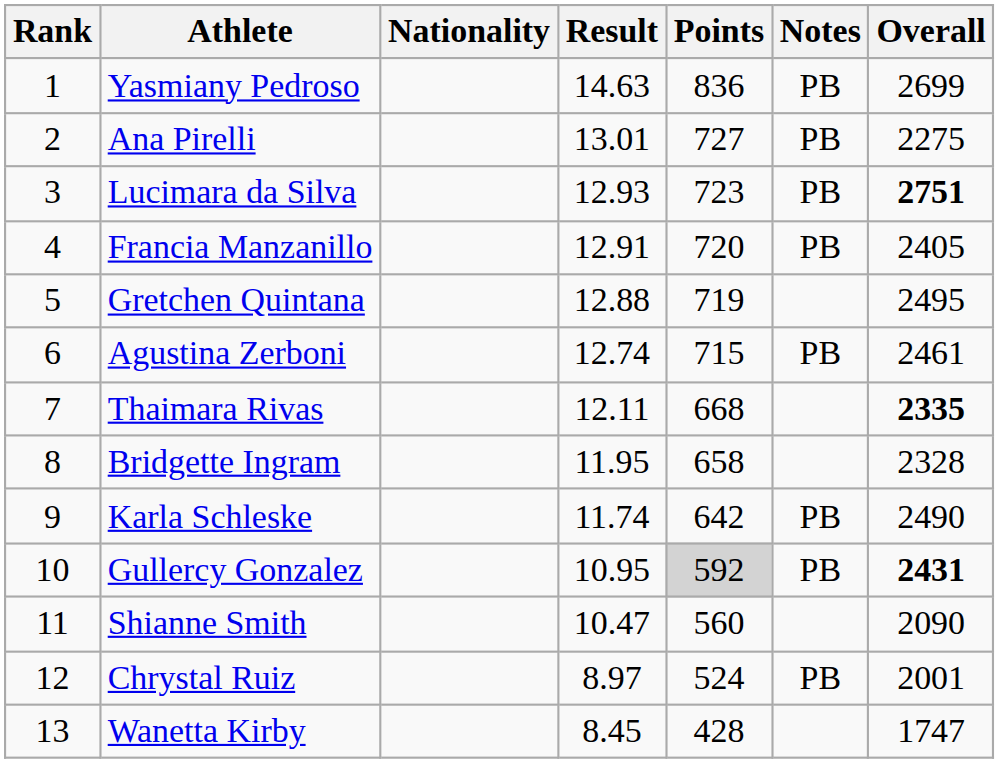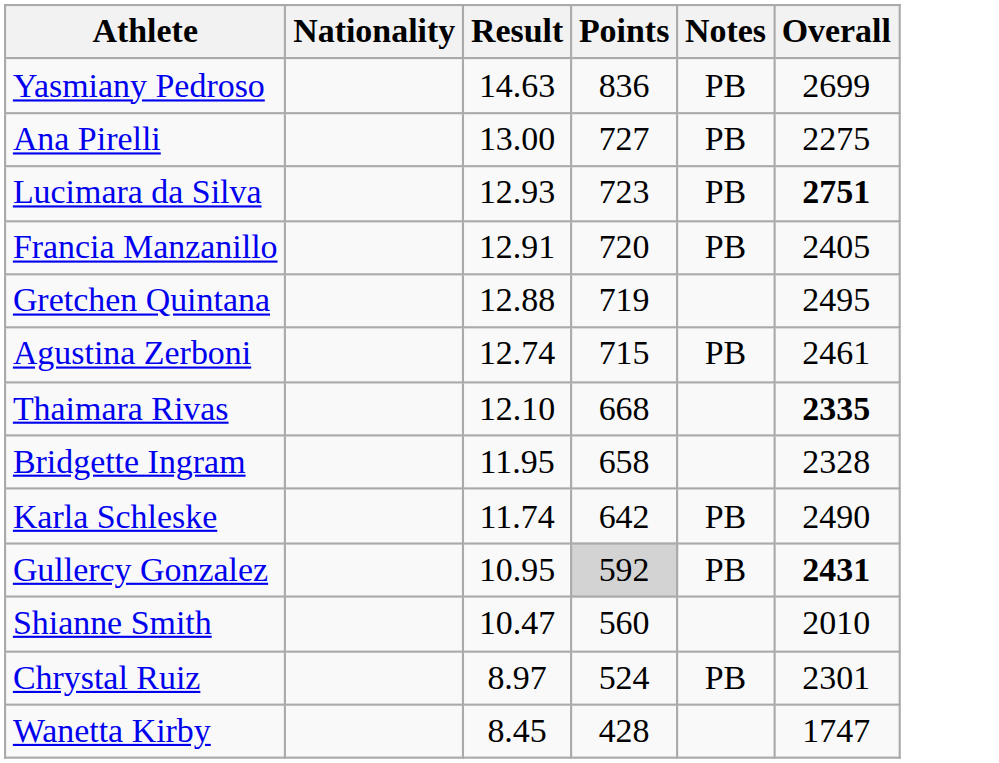- column: (52, 31)
(612, 138) 13.01 -> (517, 138) 13.00
(612, 407) 12.11 -> (517, 407) 12.10
(931, 623) 2090 -> (836, 623) 2010
(931, 676) 2001 -> (836, 676) 2301
